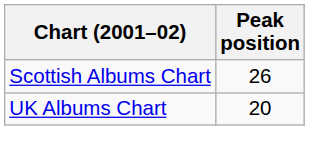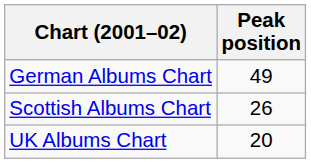+ row: (111, 76)
